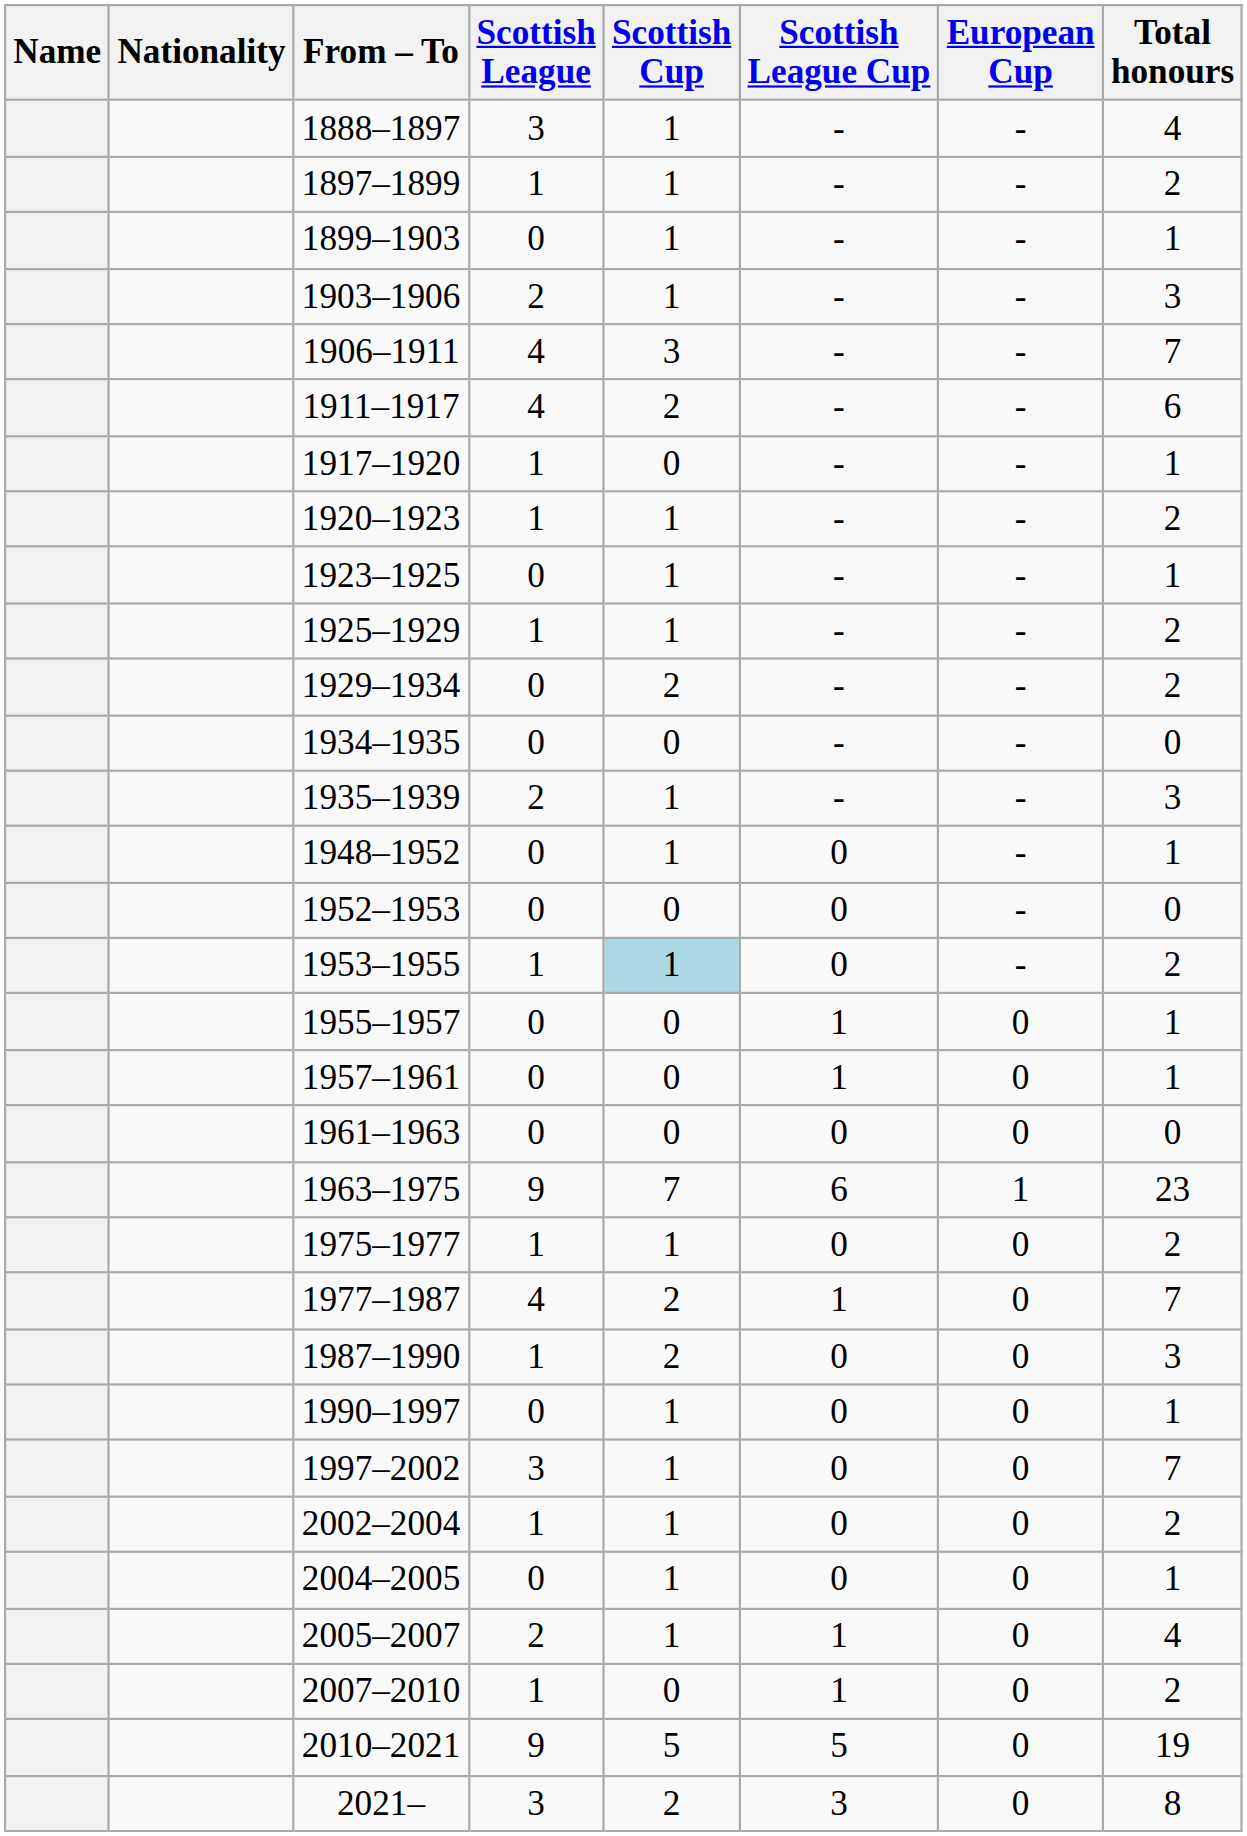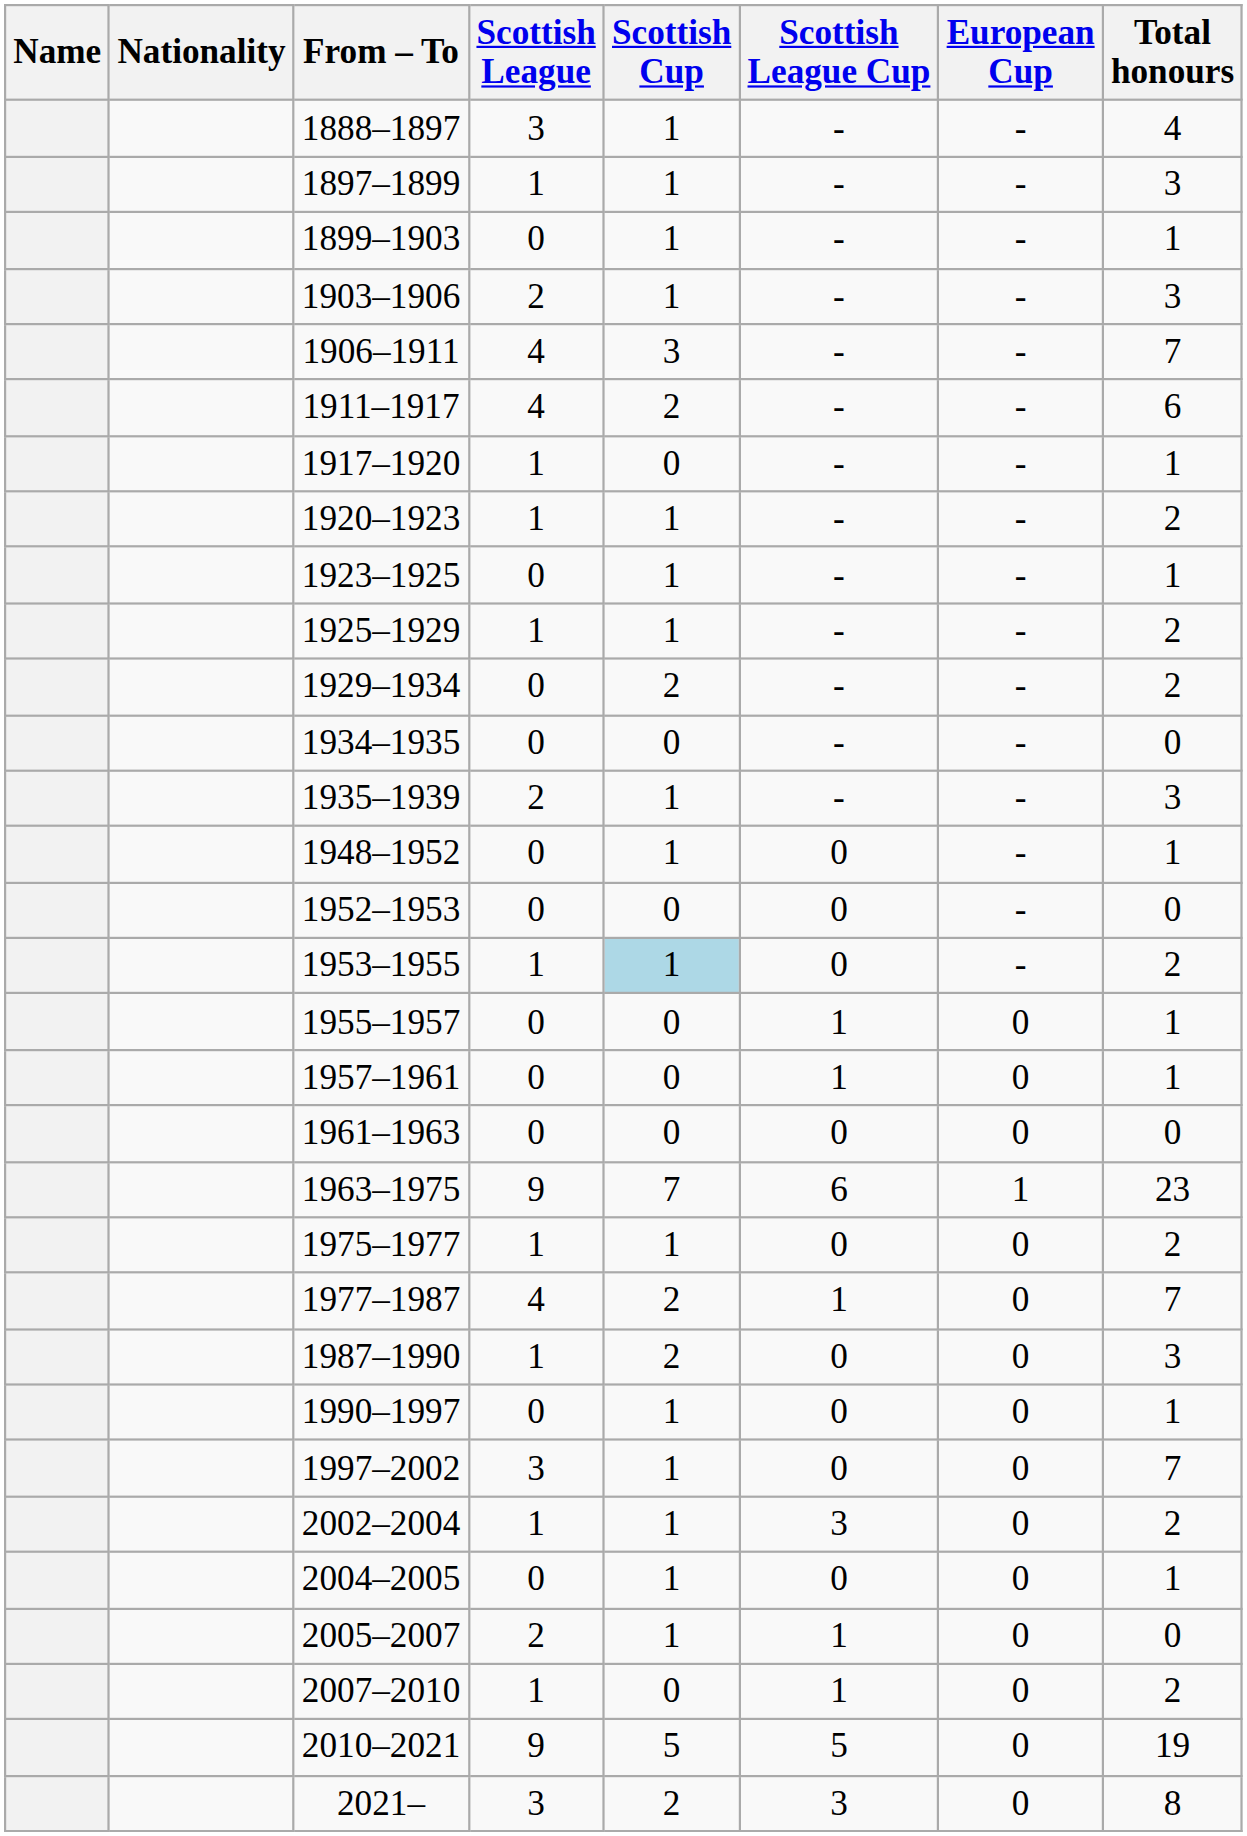(1173, 183) 2 -> (1173, 183) 3
(839, 1523) 0 -> (839, 1523) 3
(1173, 1635) 4 -> (1173, 1635) 0
